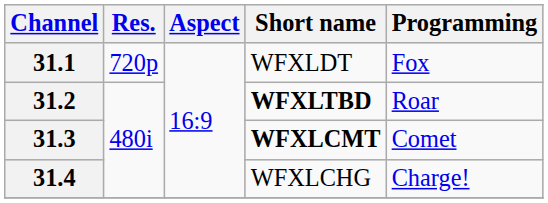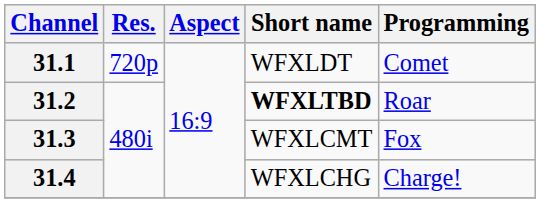(411, 62) Fox -> (416, 62) Comet
(316, 139) bold -> (312, 139) normal
(424, 139) Comet -> (402, 139) Fox
